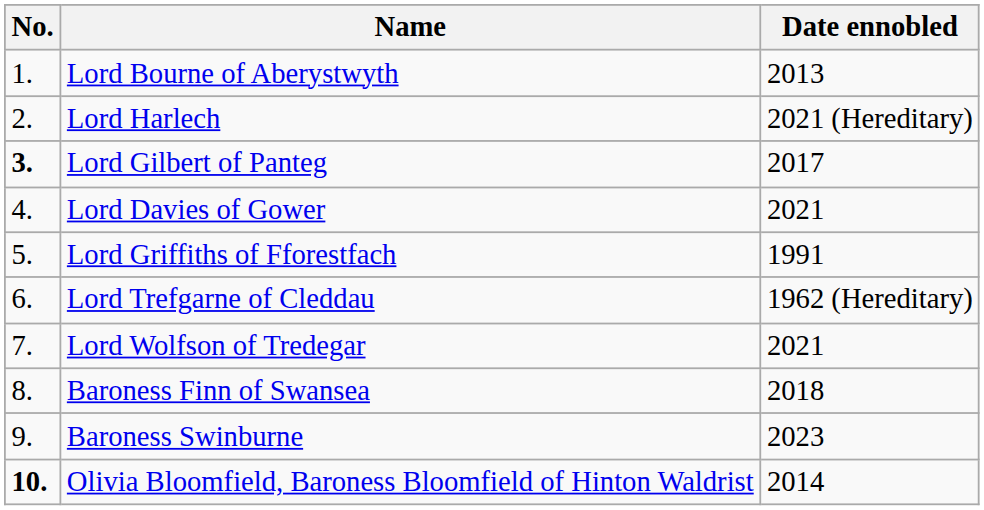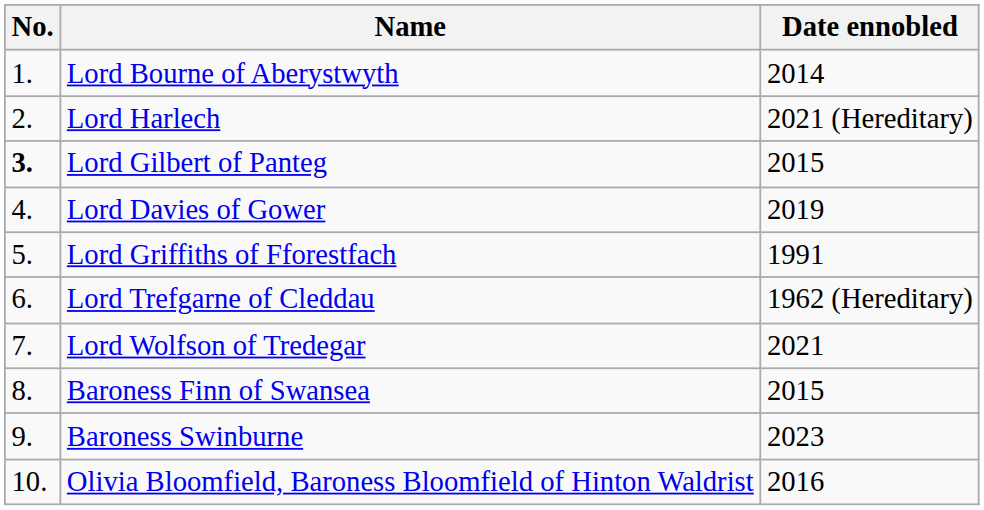(796, 72) 2013 -> (796, 72) 2014
(796, 163) 2017 -> (796, 163) 2015
(796, 208) 2021 -> (796, 208) 2019
(796, 390) 2018 -> (796, 390) 2015
(29, 481) bold -> (29, 481) normal
(796, 481) 2014 -> (796, 481) 2016
